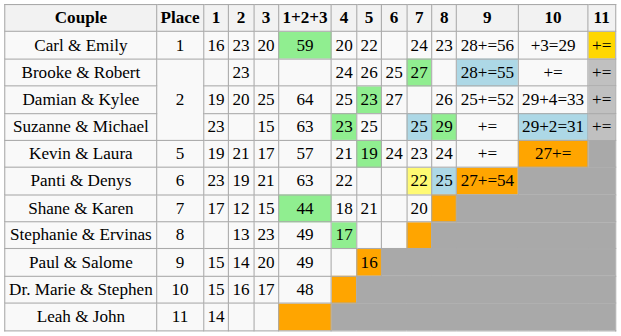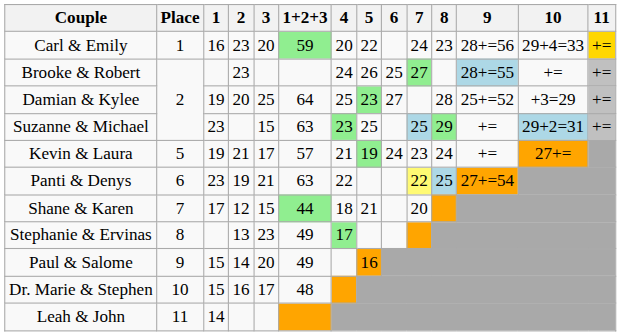(553, 45) +3=29 -> (553, 45) 29+4=33
(444, 99) 26 -> (444, 99) 28
(553, 99) 29+4=33 -> (553, 99) +3=29
